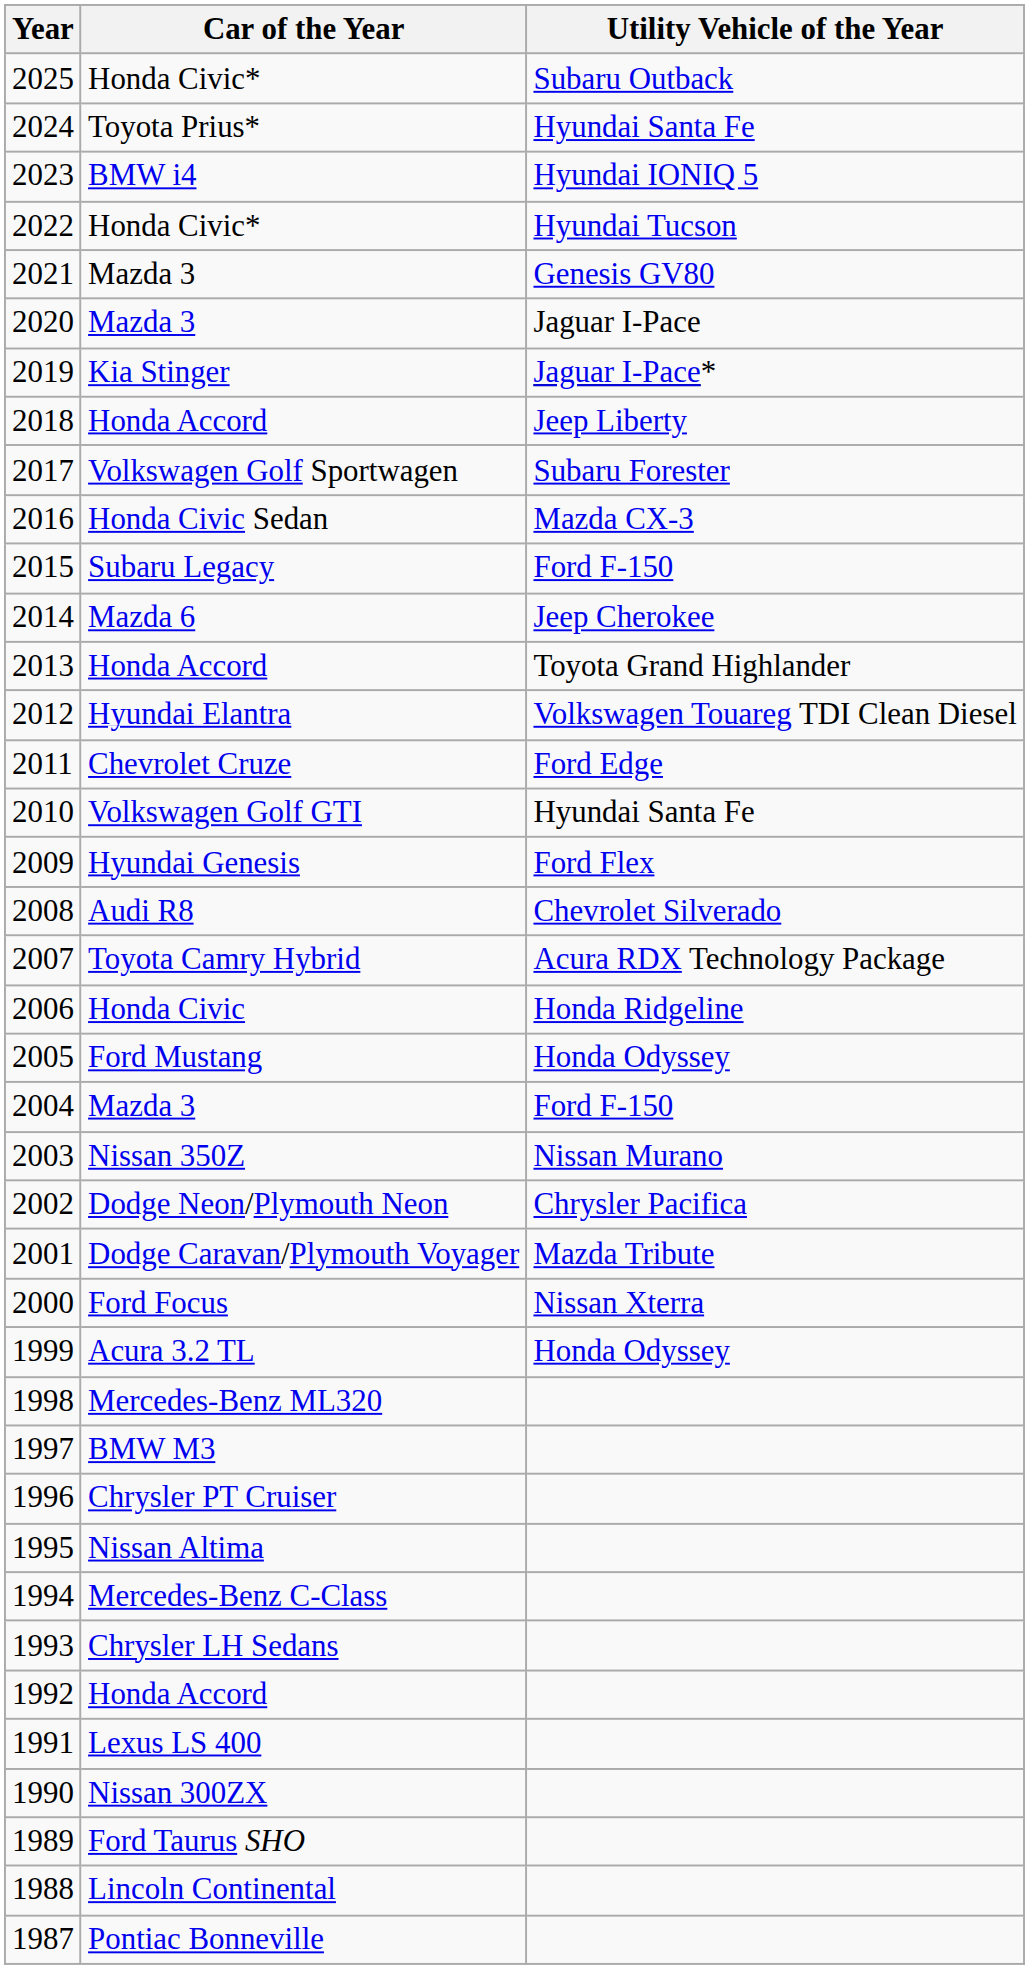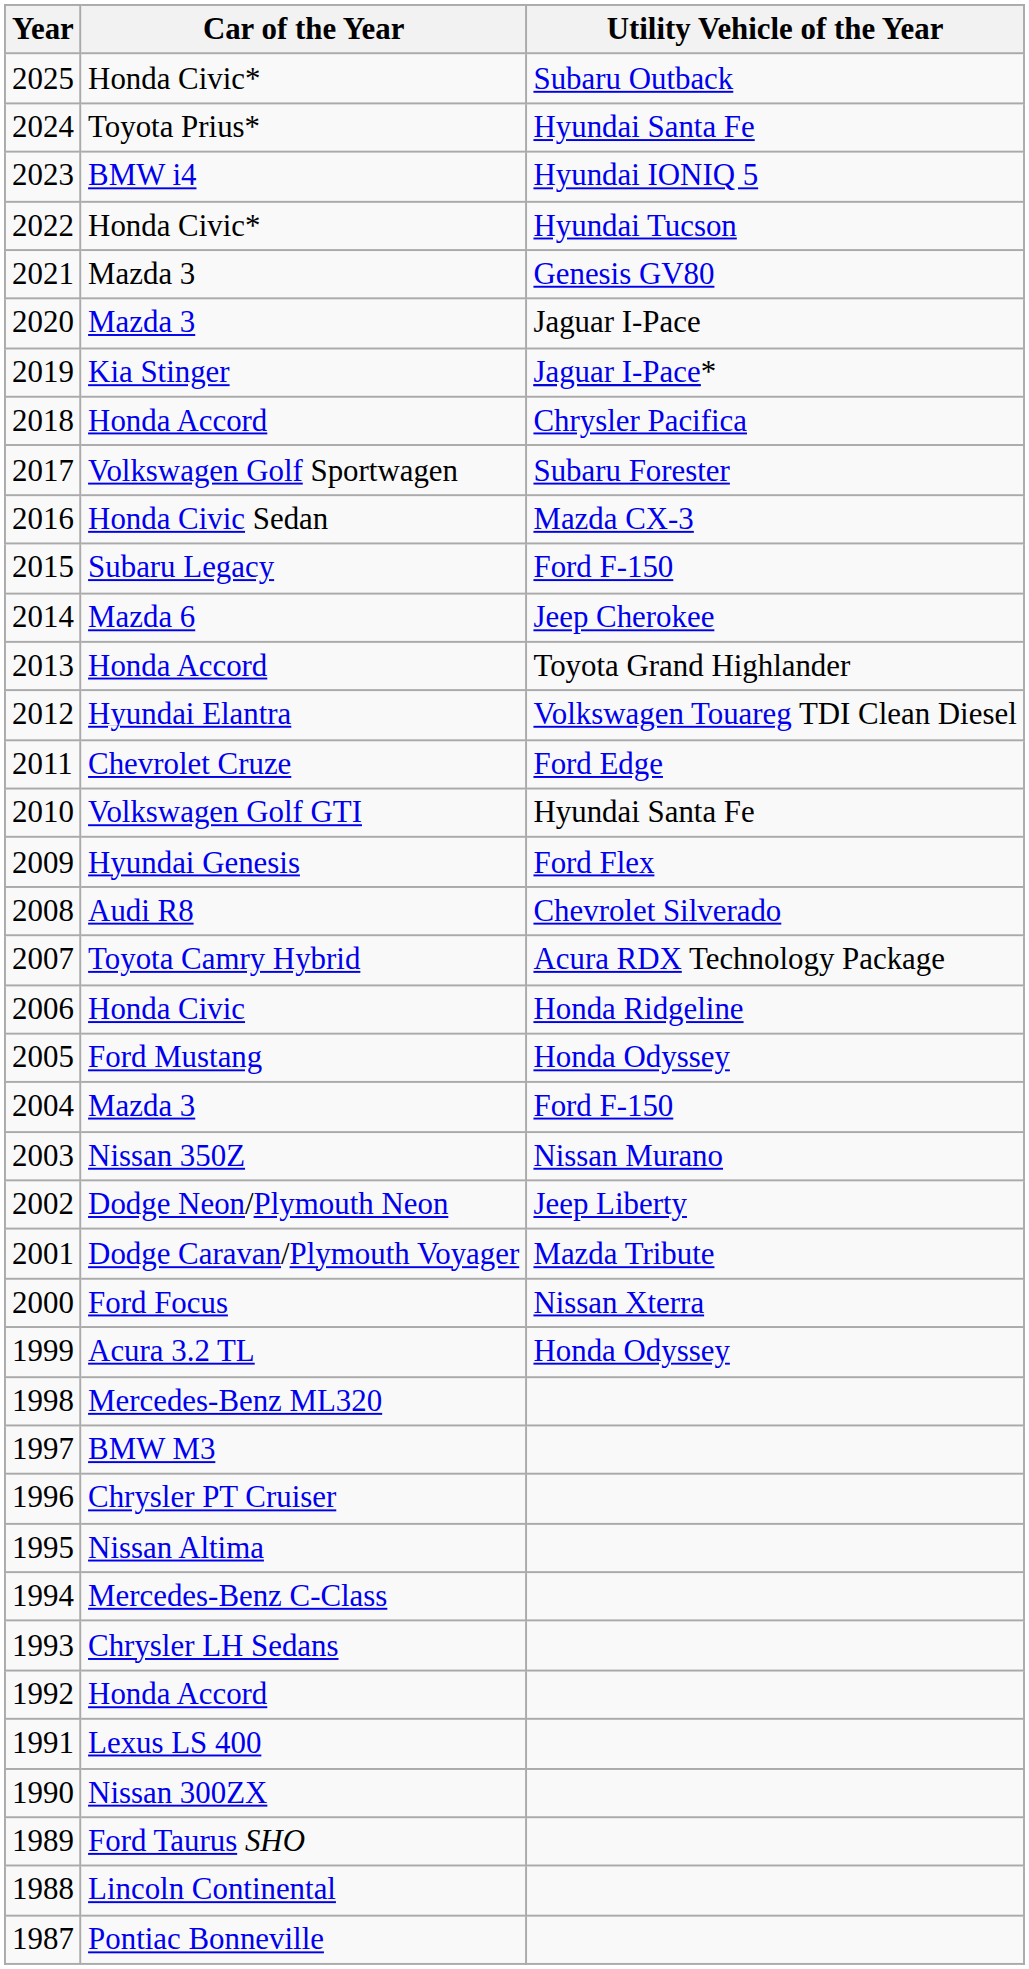(610, 420) Jeep Liberty -> (640, 420) Chrysler Pacifica
(640, 1204) Chrysler Pacifica -> (610, 1204) Jeep Liberty
